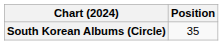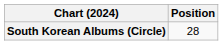(193, 31) 35 -> (193, 31) 28
